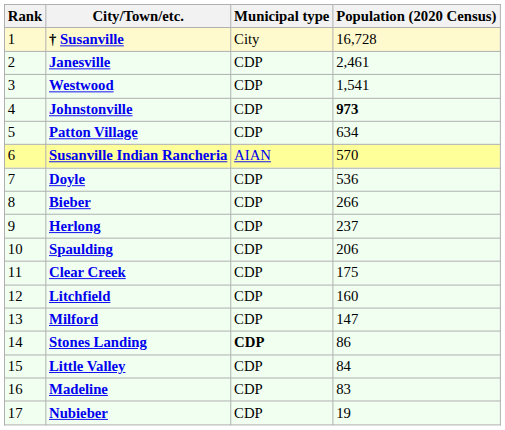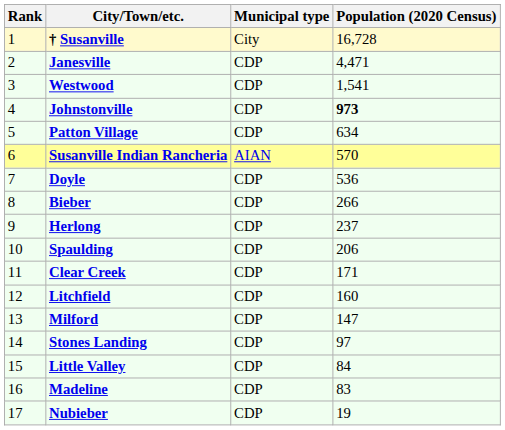(353, 62) 2,461 -> (353, 62) 4,471
(347, 272) 175 -> (347, 272) 171
(249, 343) bold -> (248, 343) normal
(344, 343) 86 -> (344, 343) 97
